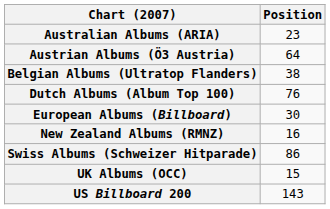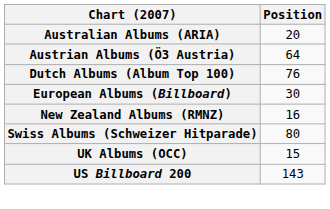(293, 34) 23 -> (293, 34) 20
- row: (132, 74)
(293, 154) 86 -> (293, 134) 80
